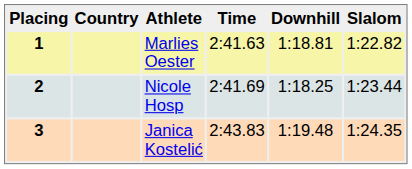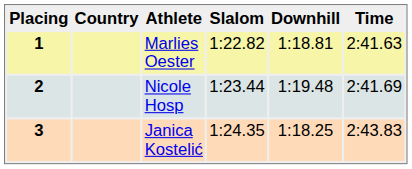columns swapped: (237, 18) <-> (374, 18)
(306, 87) 1:18.25 -> (306, 87) 1:19.48
(306, 130) 1:19.48 -> (306, 130) 1:18.25
